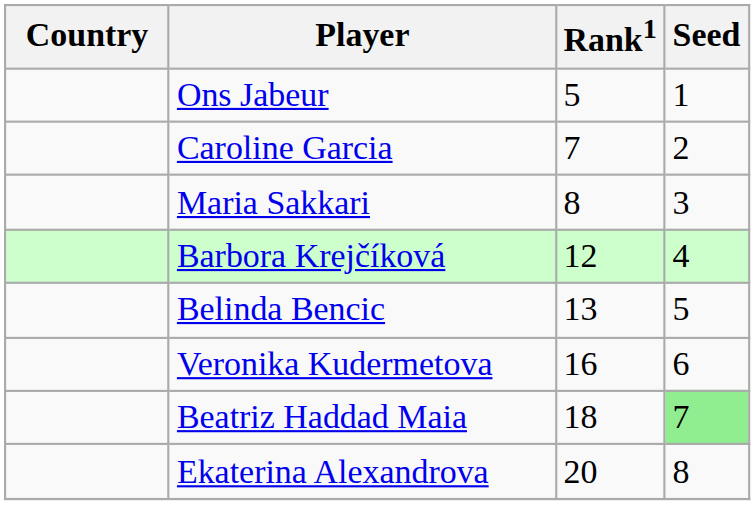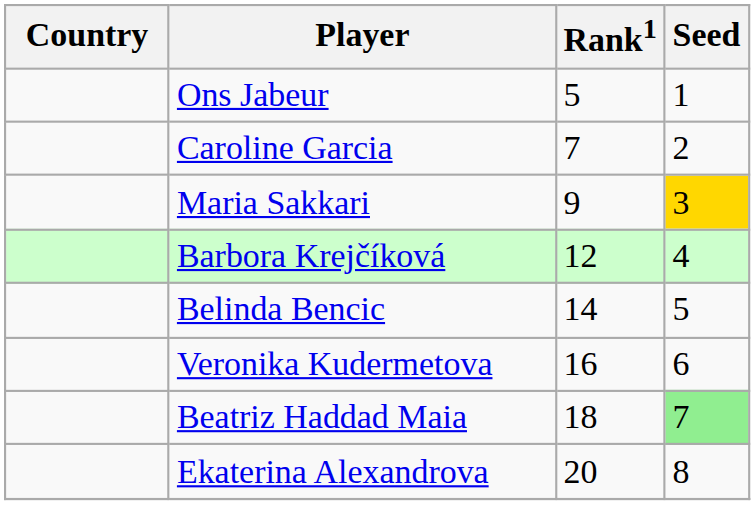(572, 201) 8 -> (572, 201) 9
(681, 201) no background -> (681, 201) gold background
(581, 309) 13 -> (581, 309) 14
